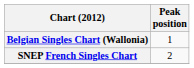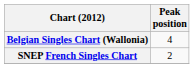(170, 39) 1 -> (170, 39) 4
